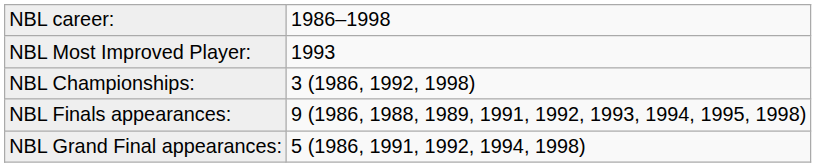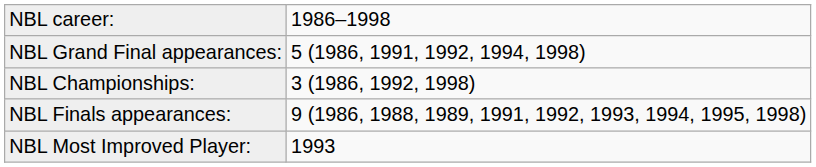rows swapped: (146, 146) <-> (130, 51)
